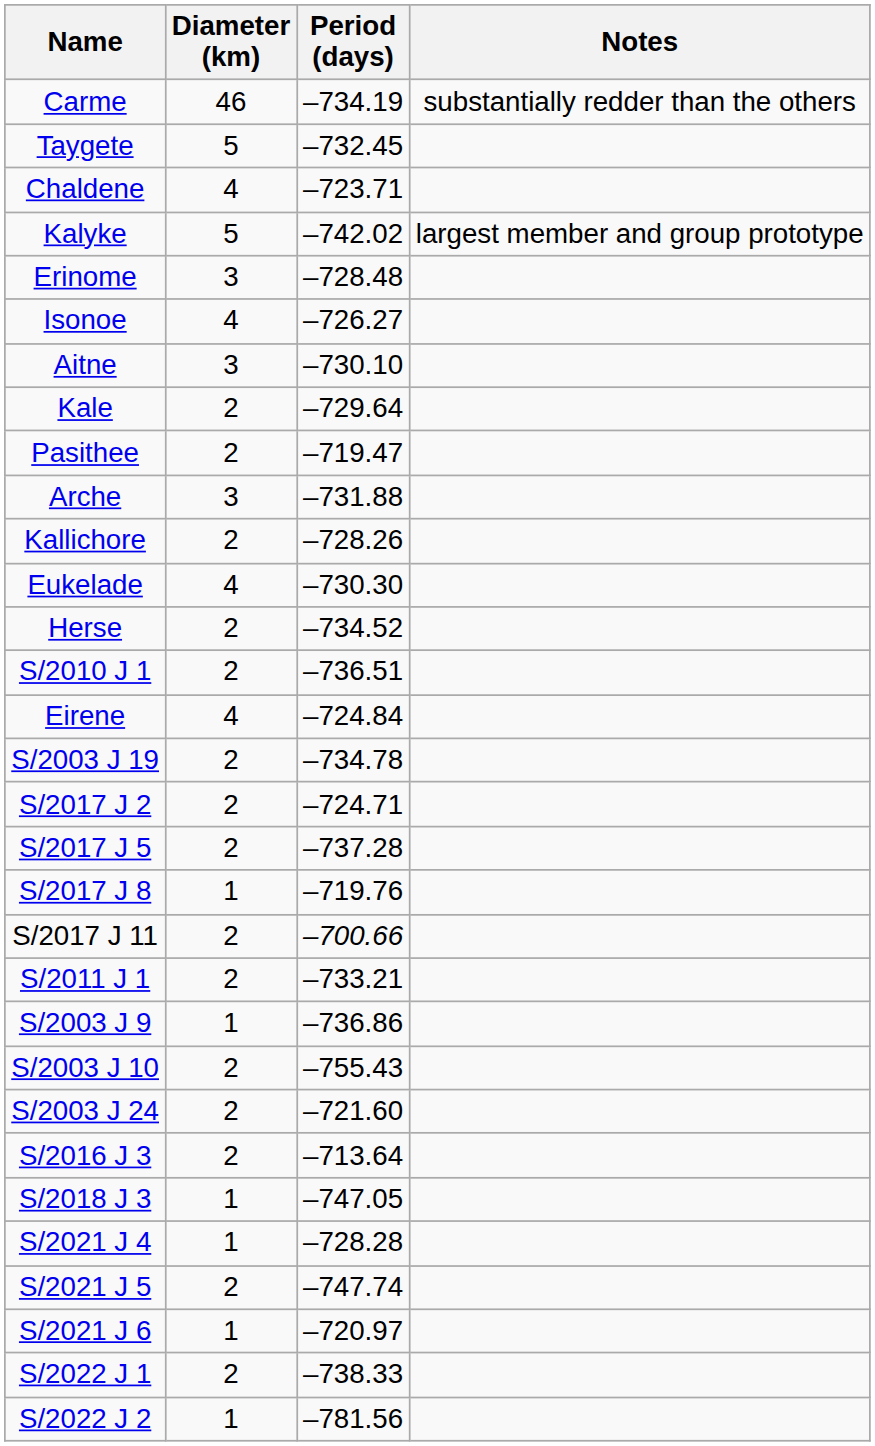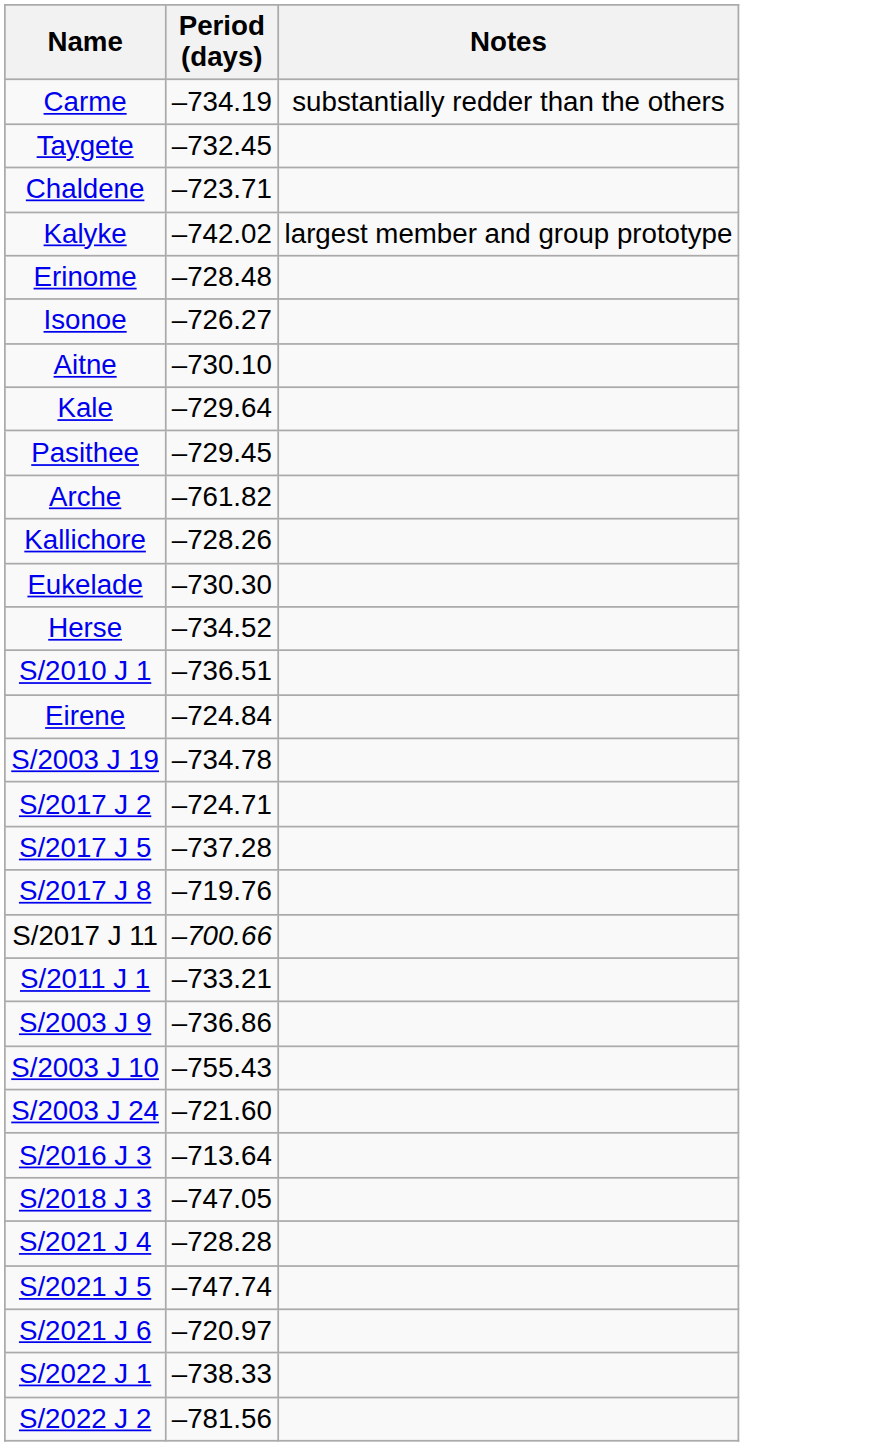- column: (231, 42)
(353, 452) –719.47 -> (222, 452) –729.45
(353, 496) –731.88 -> (222, 496) –761.82
